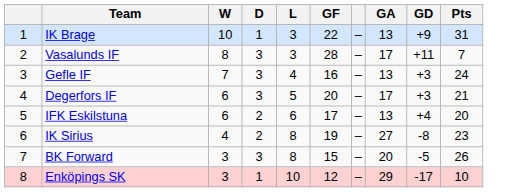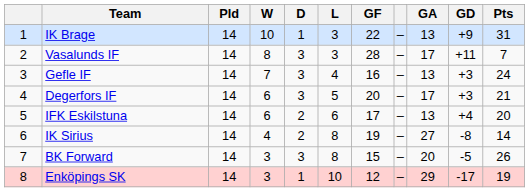+ column: (229, 14)
(462, 136) 23 -> (503, 136) 14
(462, 177) 10 -> (503, 177) 19
